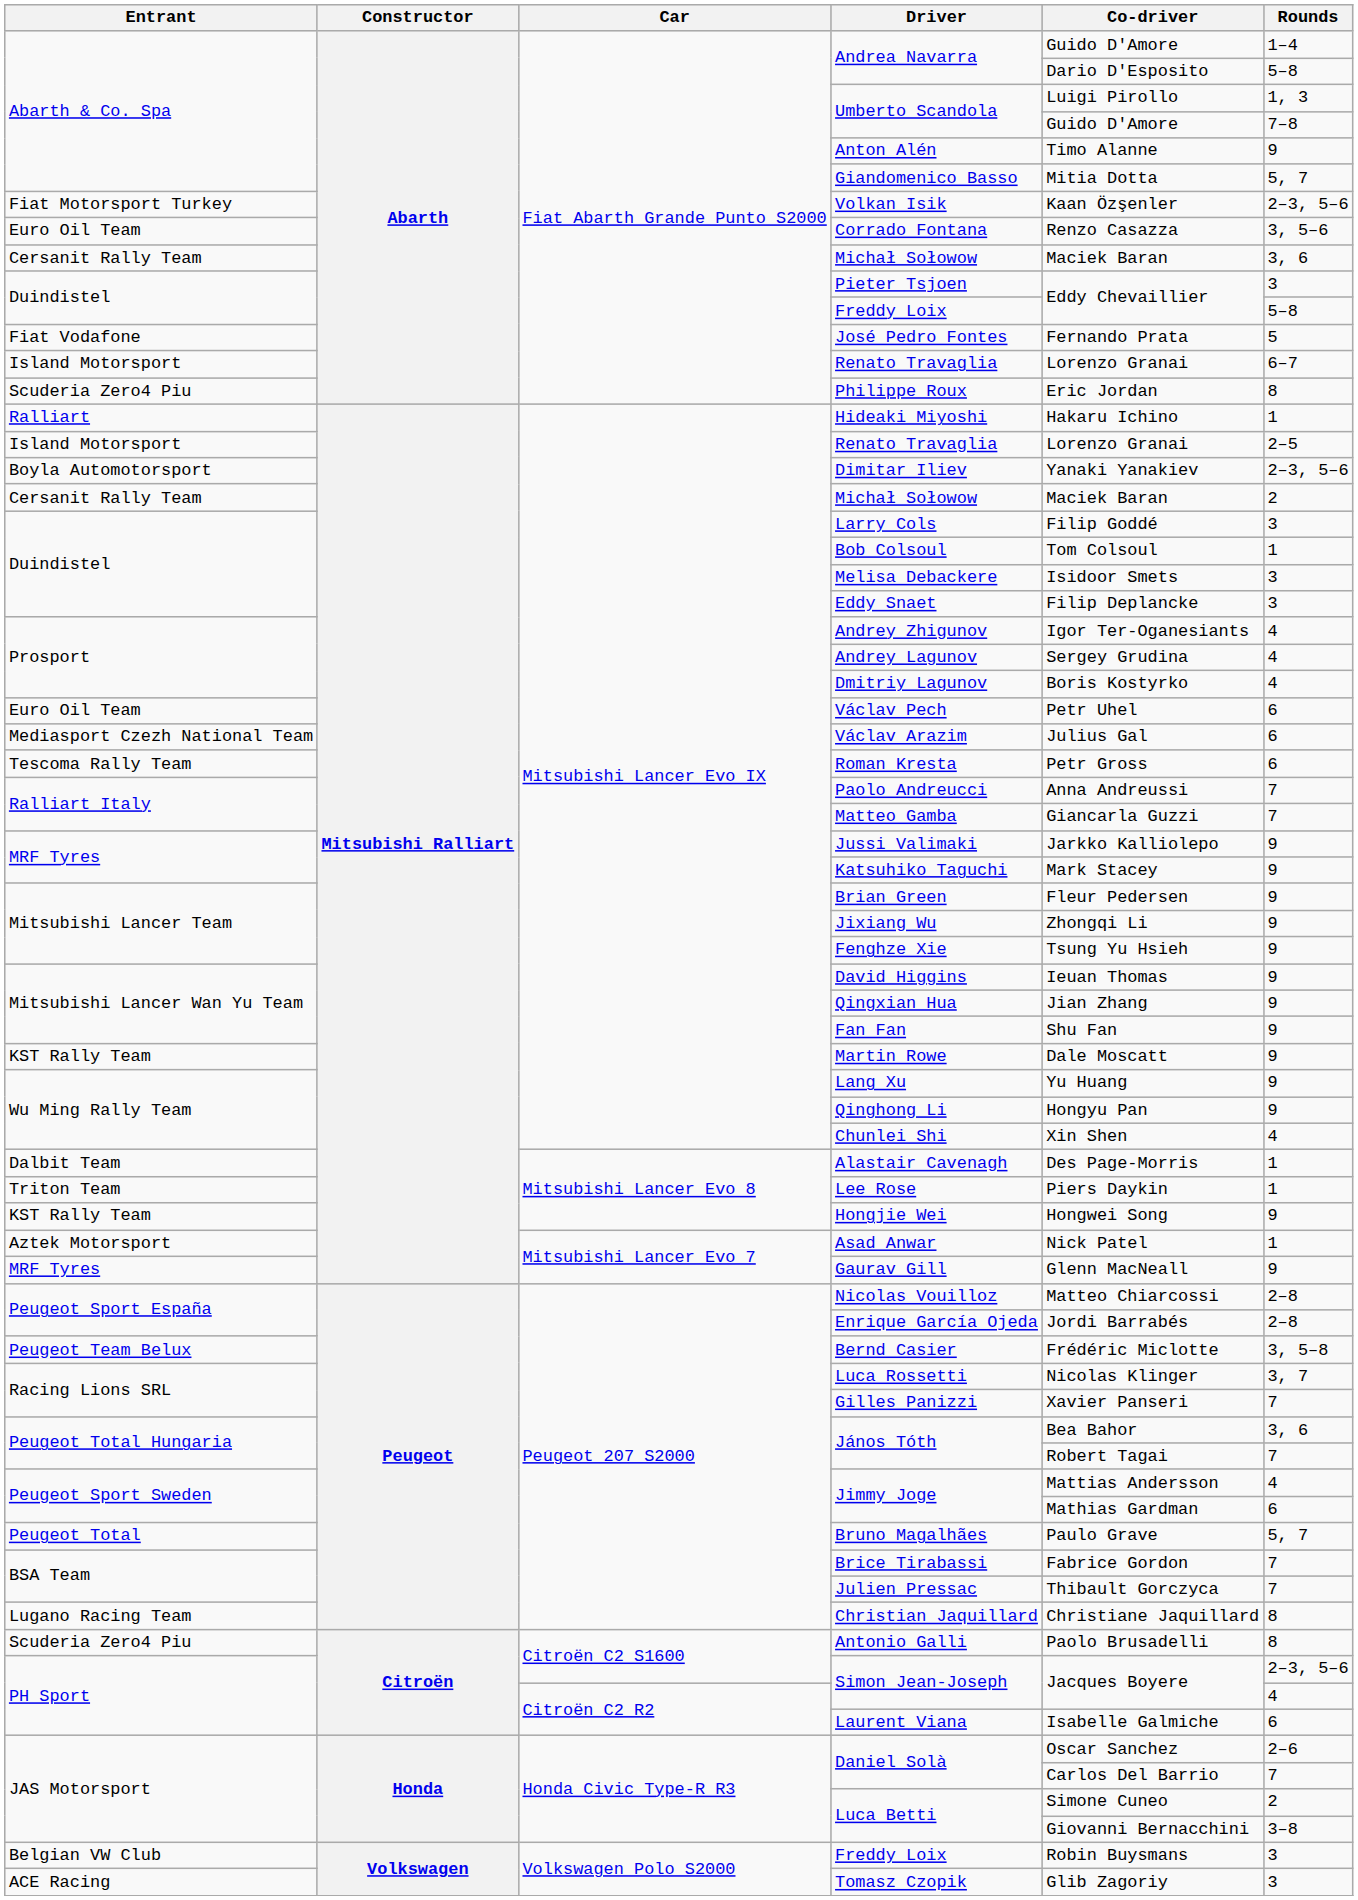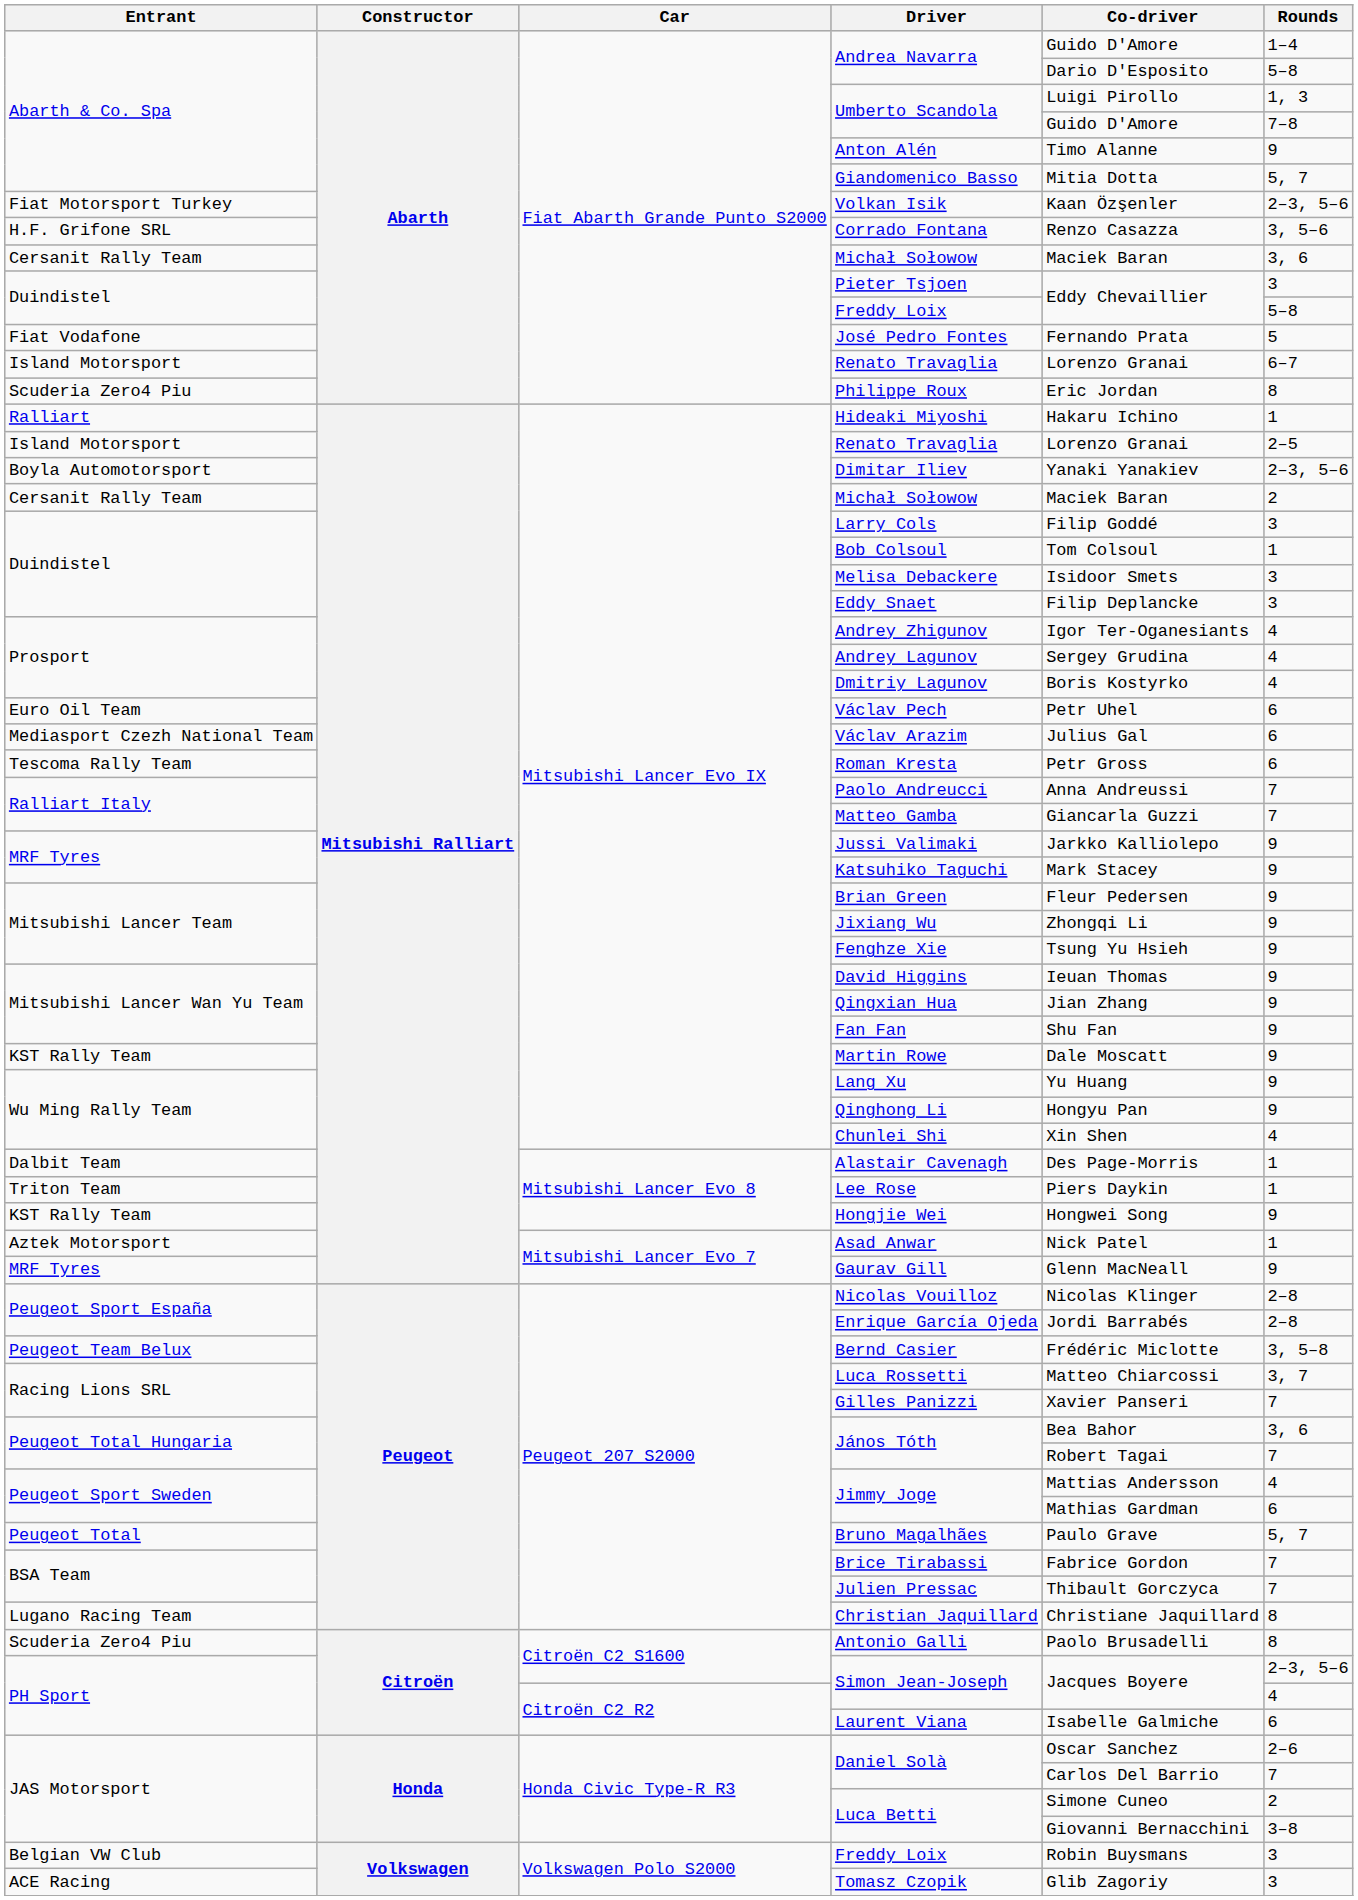(75, 231) Euro Oil Team -> (90, 231) H.F. Grifone SRL
(1132, 1296) Matteo Chiarcossi -> (1122, 1296) Nicolas Klinger
(1122, 1376) Nicolas Klinger -> (1132, 1376) Matteo Chiarcossi
